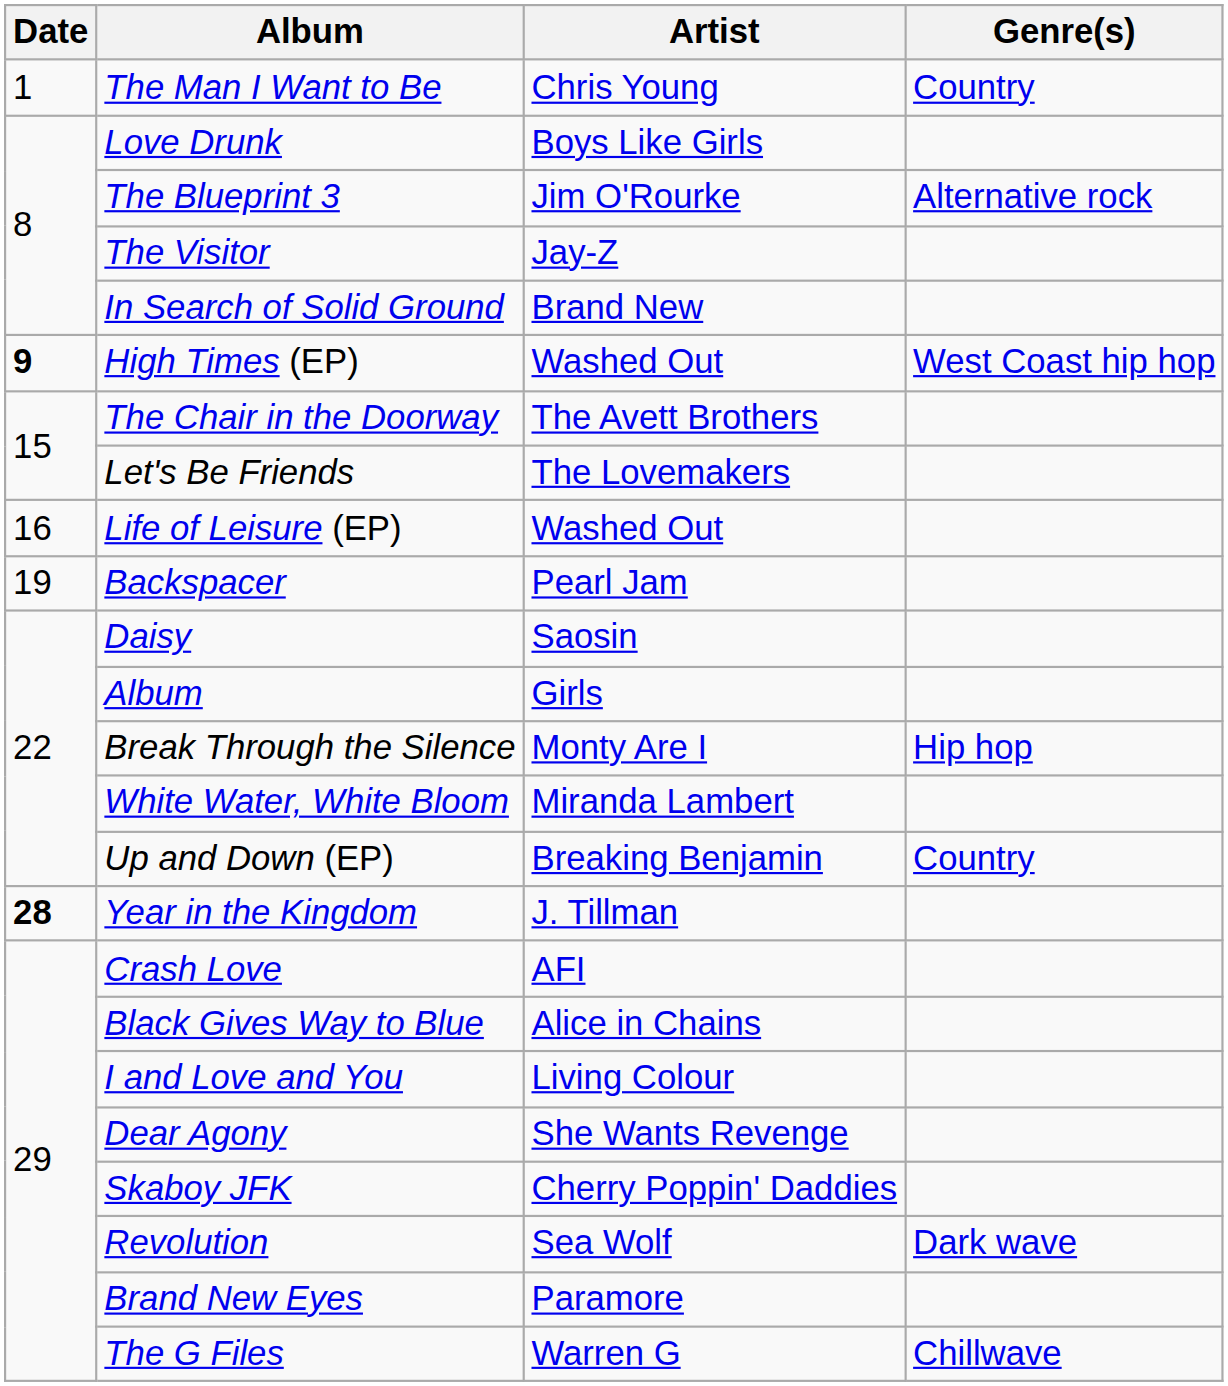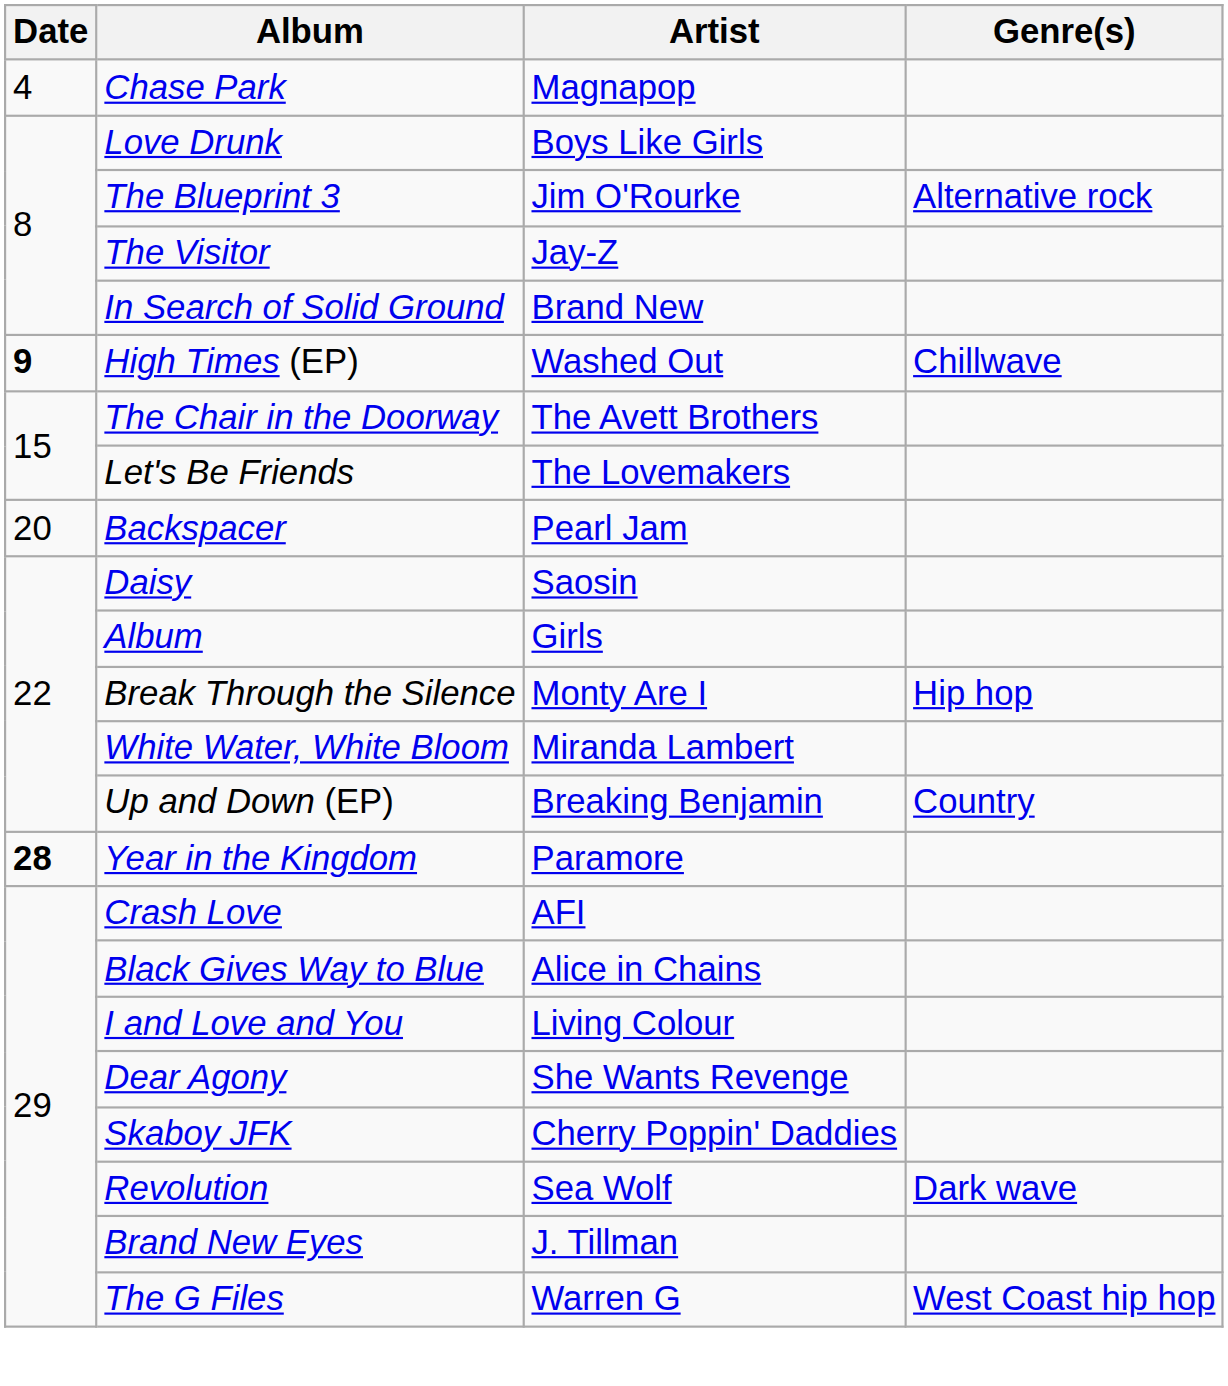- row: (273, 87)
+ row: (195, 87)
(1064, 362) West Coast hip hop -> (987, 362) Chillwave
- row: (253, 527)
(32, 582) 19 -> (32, 527) 20
(605, 913) J. Tillman -> (608, 857) Paramore
(608, 1298) Paramore -> (605, 1243) J. Tillman
(987, 1353) Chillwave -> (1064, 1298) West Coast hip hop
